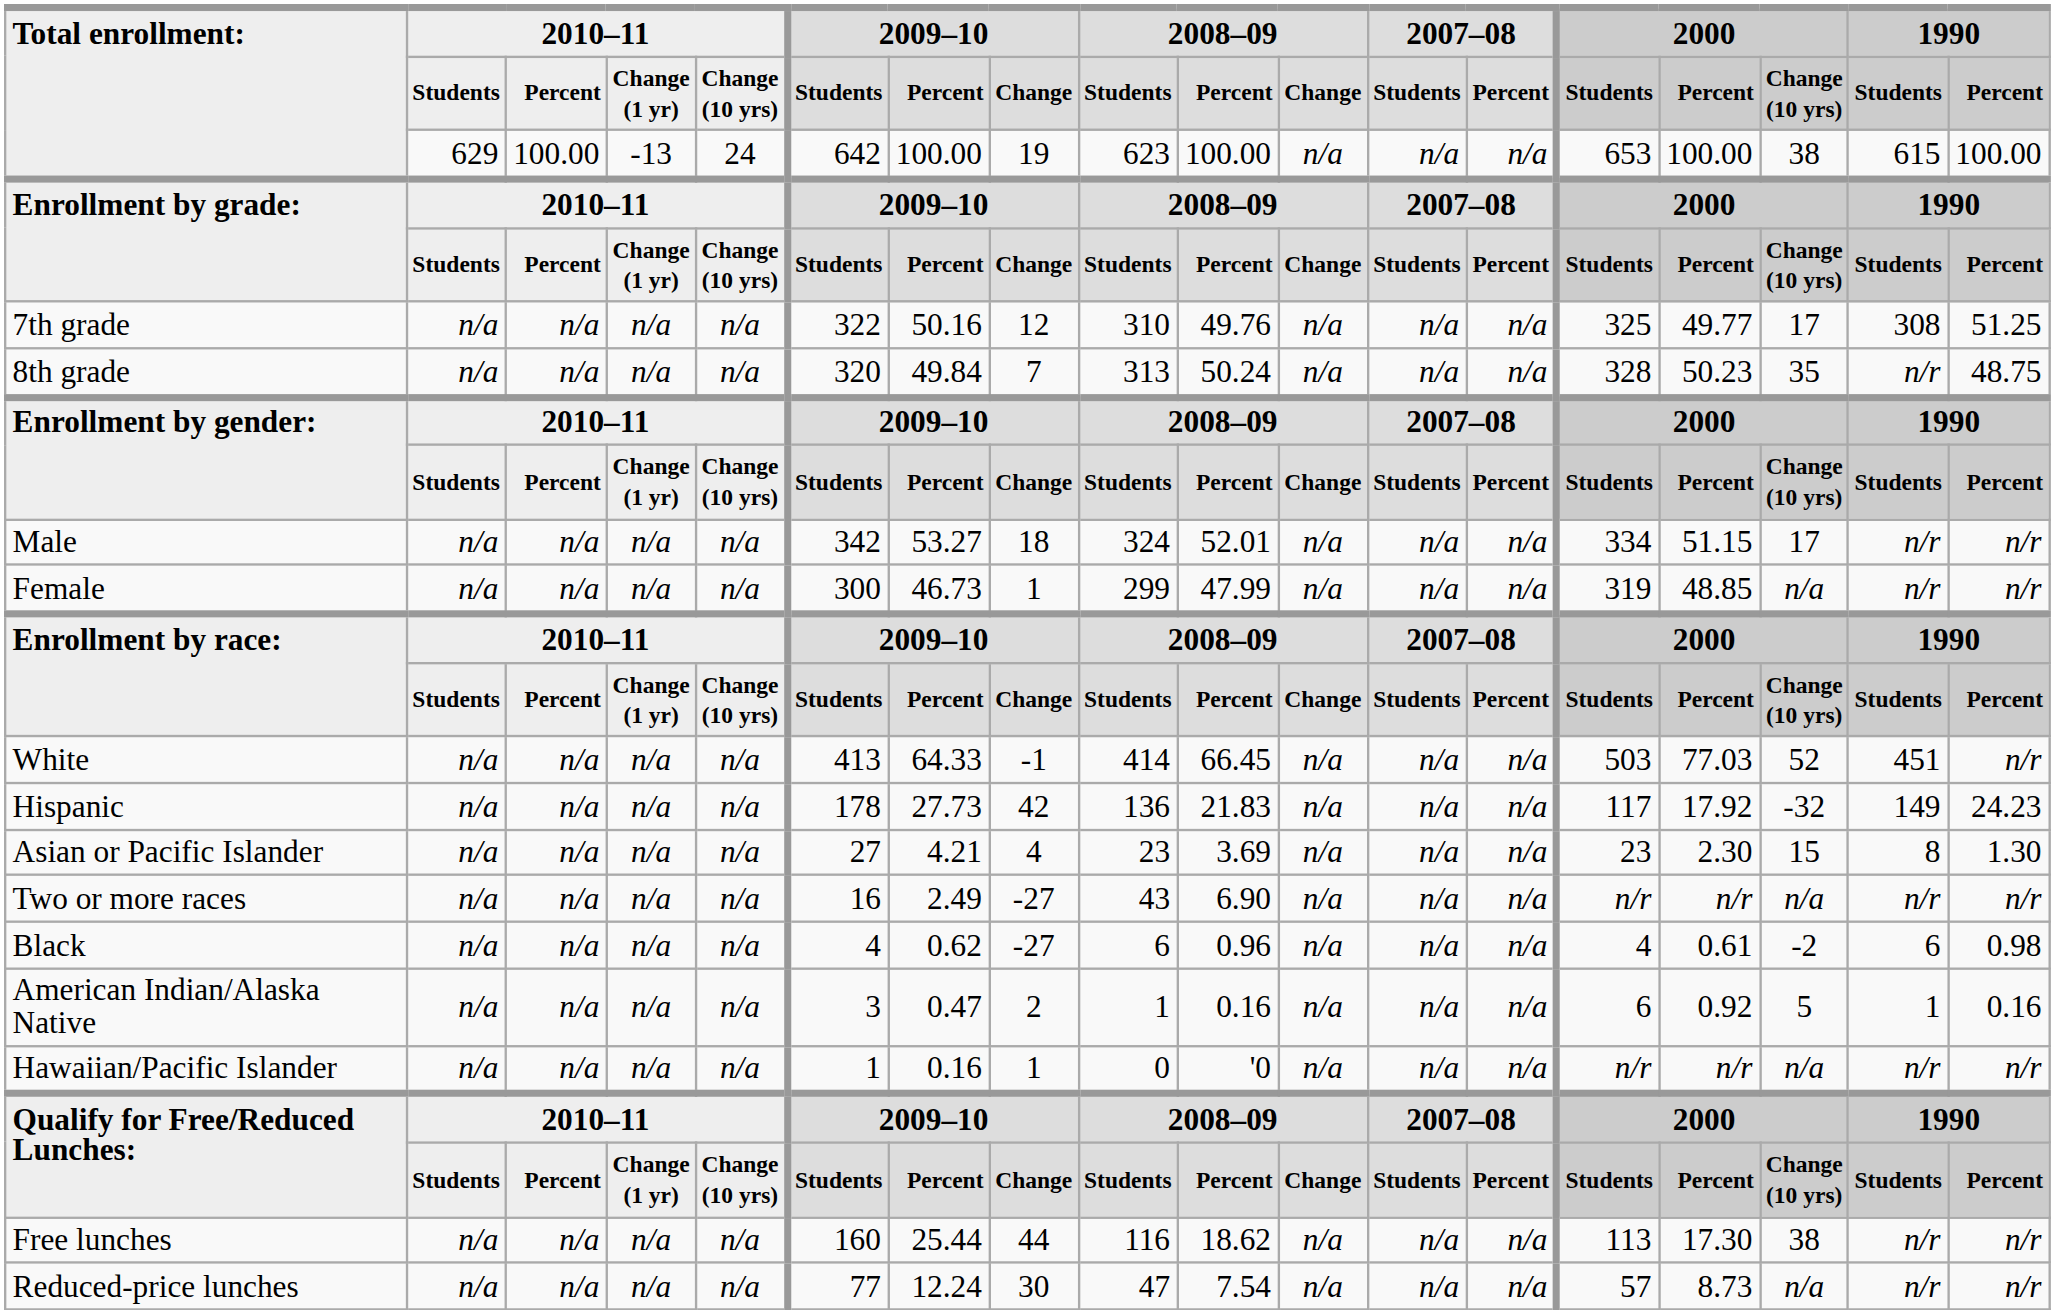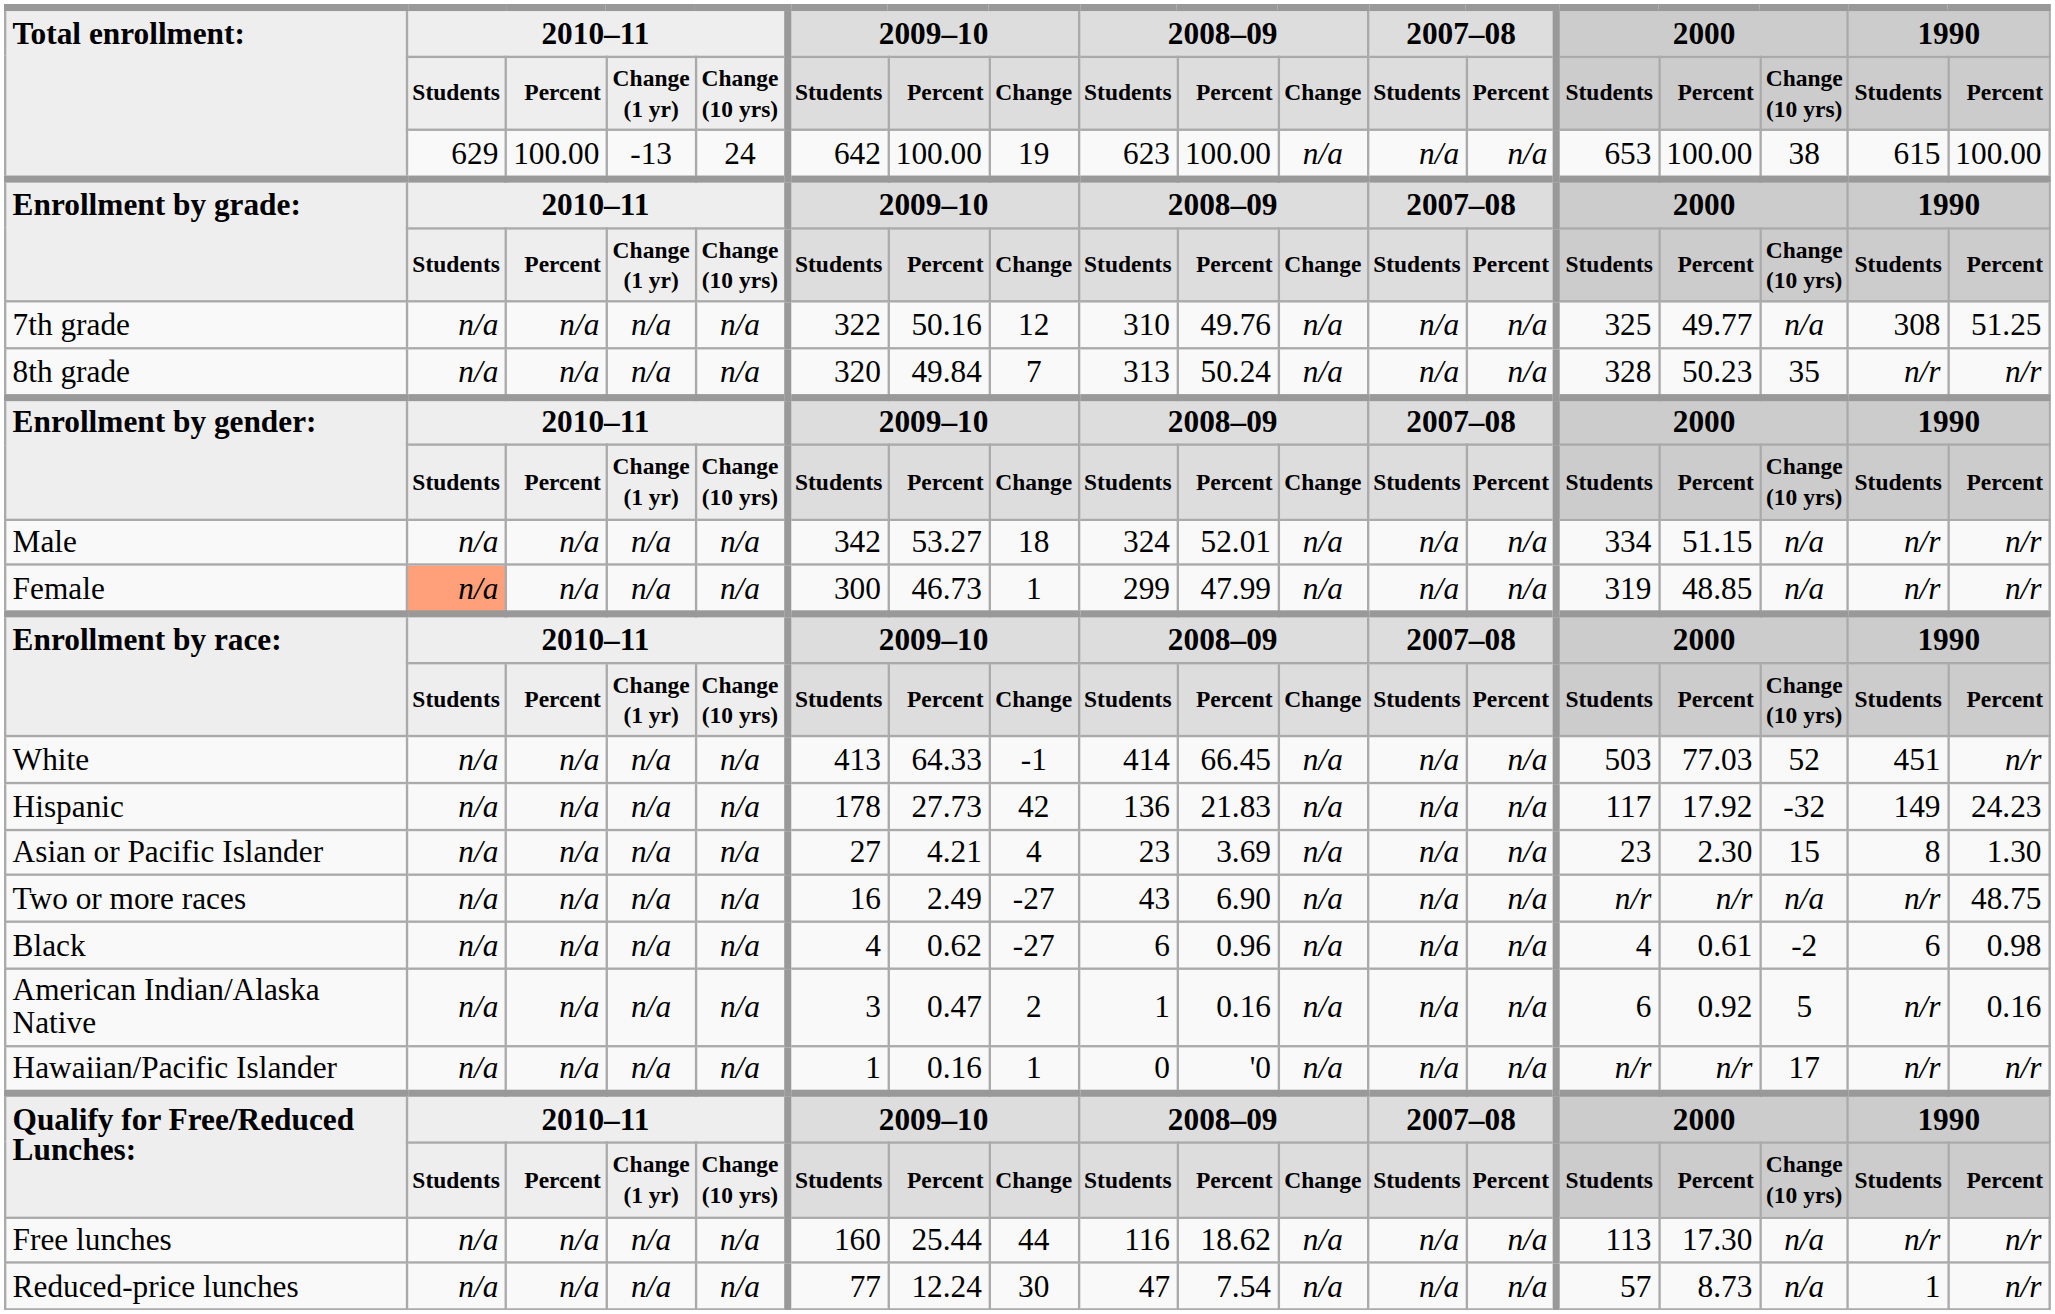(1804, 325) 17 -> (1804, 325) n/a
(2006, 371) 48.75 -> (2023, 371) n/r
(1804, 542) 17 -> (1804, 542) n/a
(478, 589) no background -> (478, 589) lightsalmon background
(2023, 898) n/r -> (2006, 898) 48.75
(1933, 1006) 1 -> (1922, 1006) n/r
(1804, 1068) n/a -> (1804, 1068) 17
(1804, 1240) 38 -> (1804, 1240) n/a
(1922, 1286) n/r -> (1933, 1286) 1
